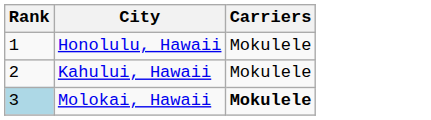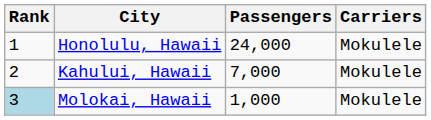+ column: (281, 19)
(271, 101) bold -> (381, 101) normal
